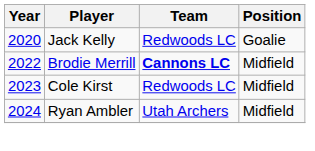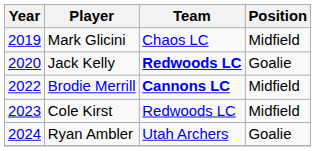+ row: (87, 39)
(189, 39) normal -> (192, 63) bold
(268, 110) Midfield -> (270, 134) Goalie
